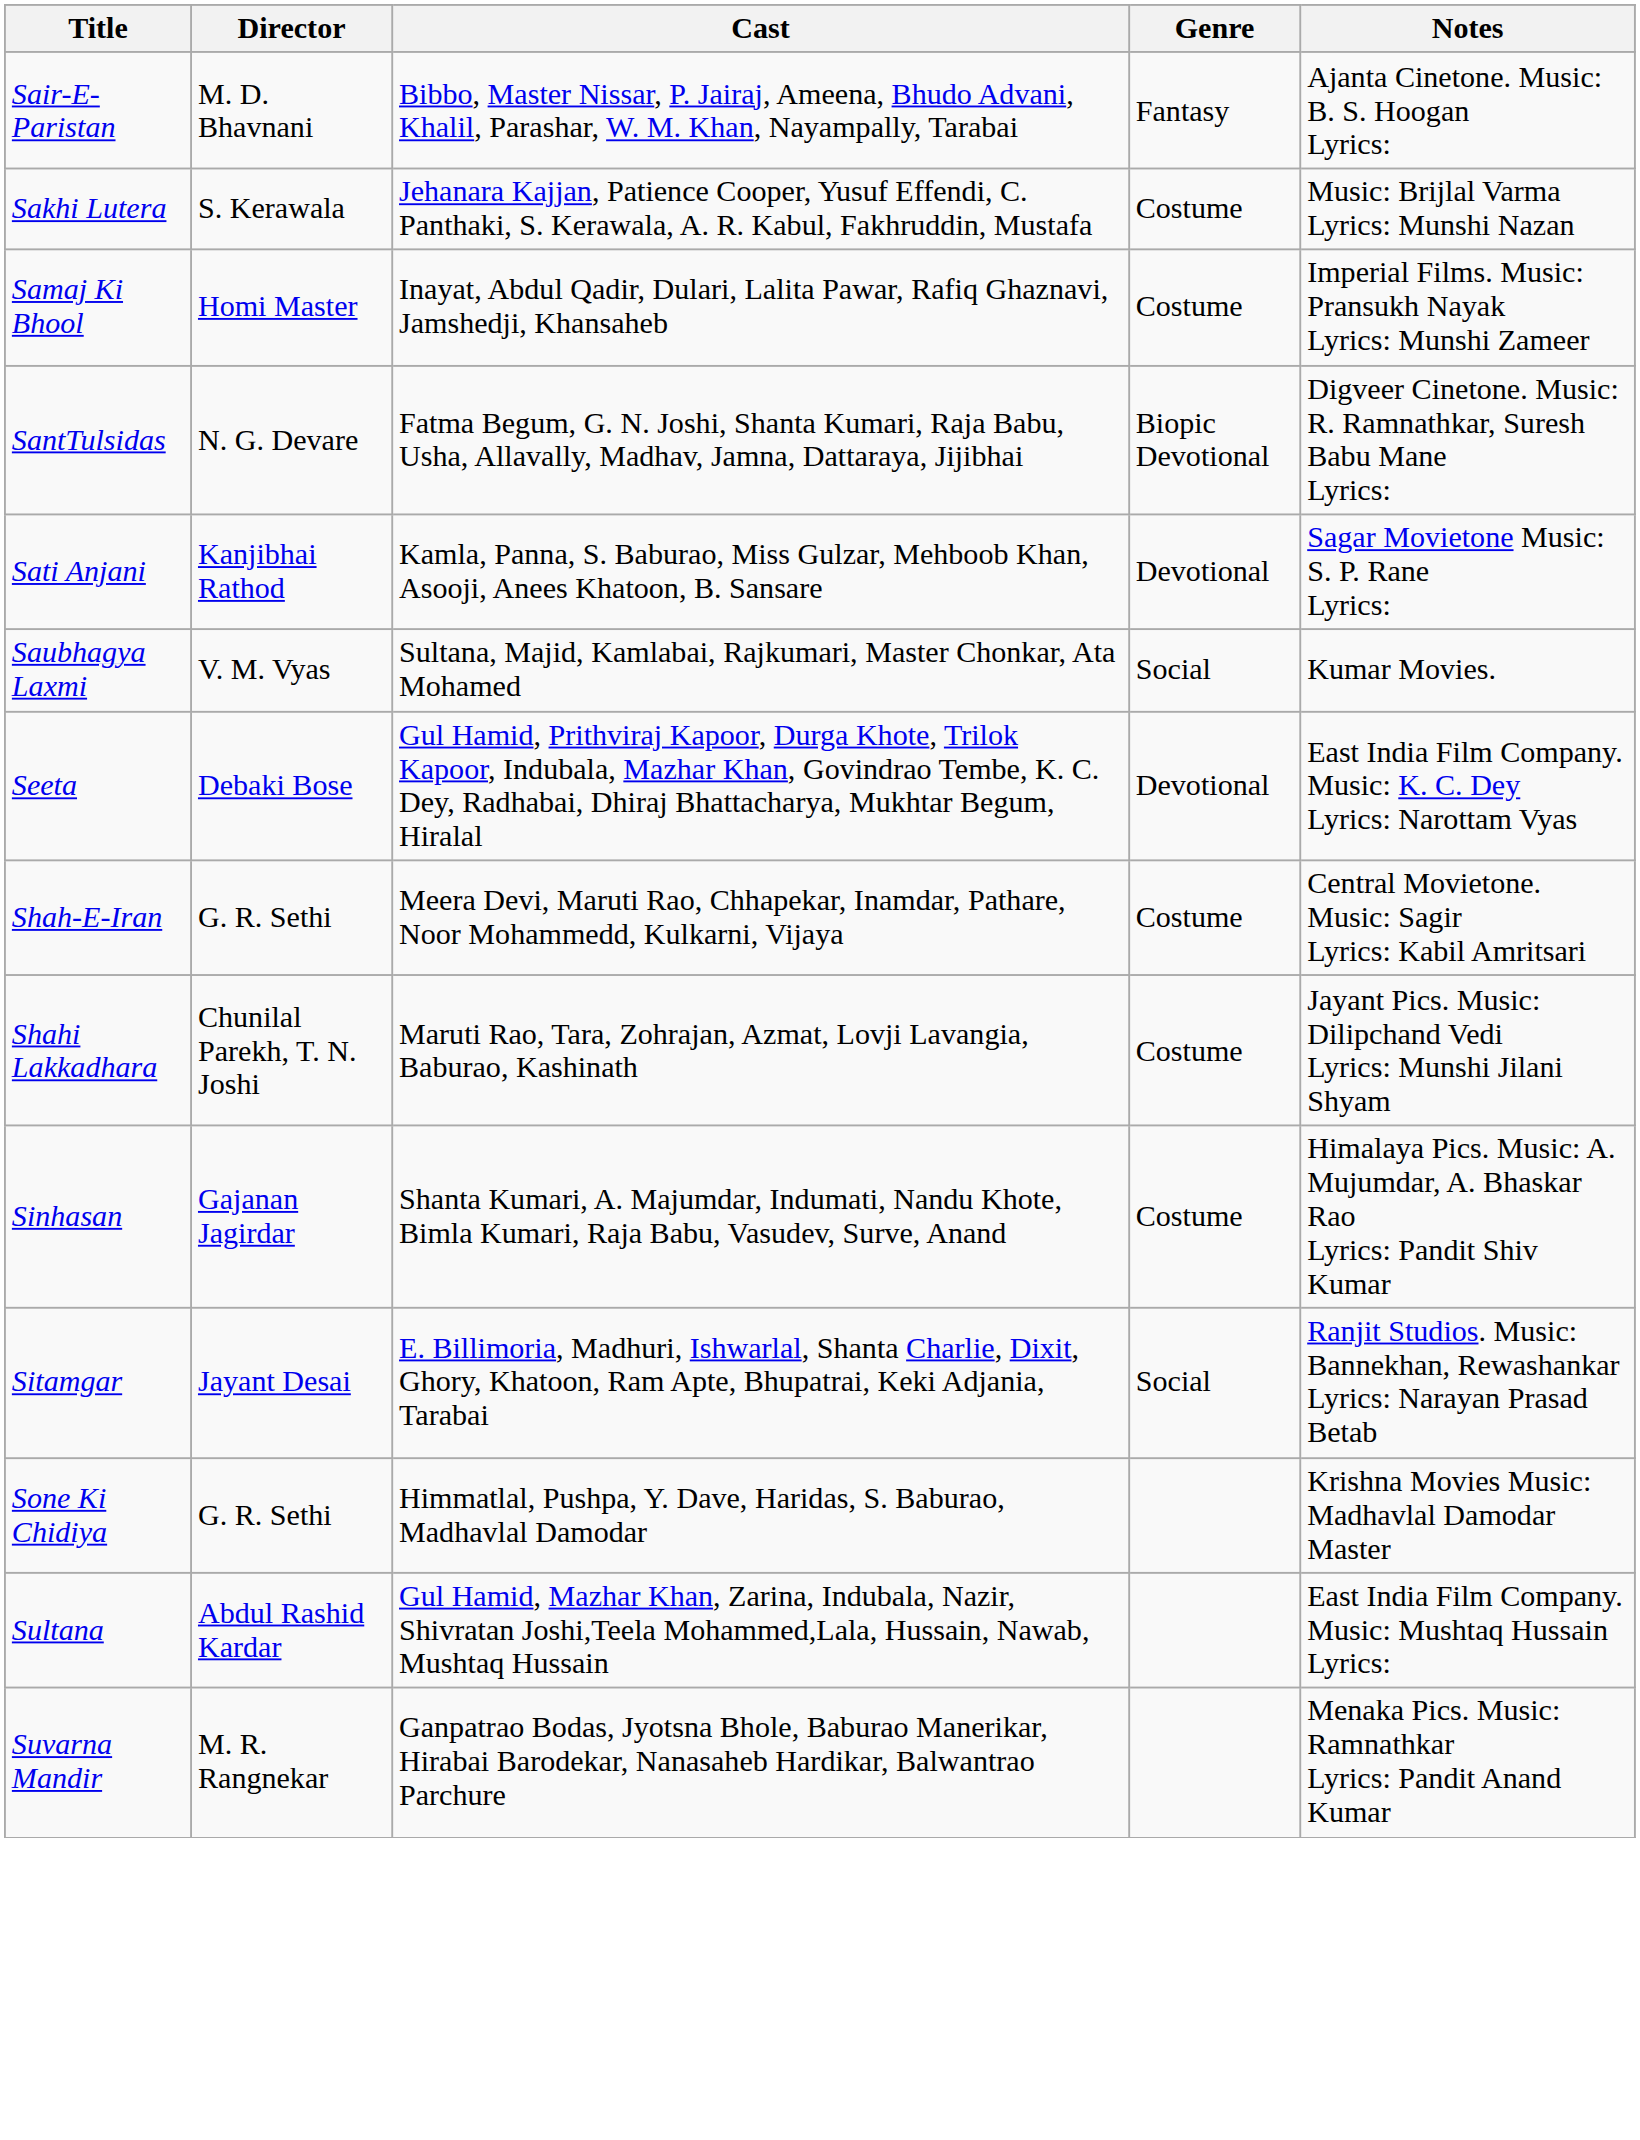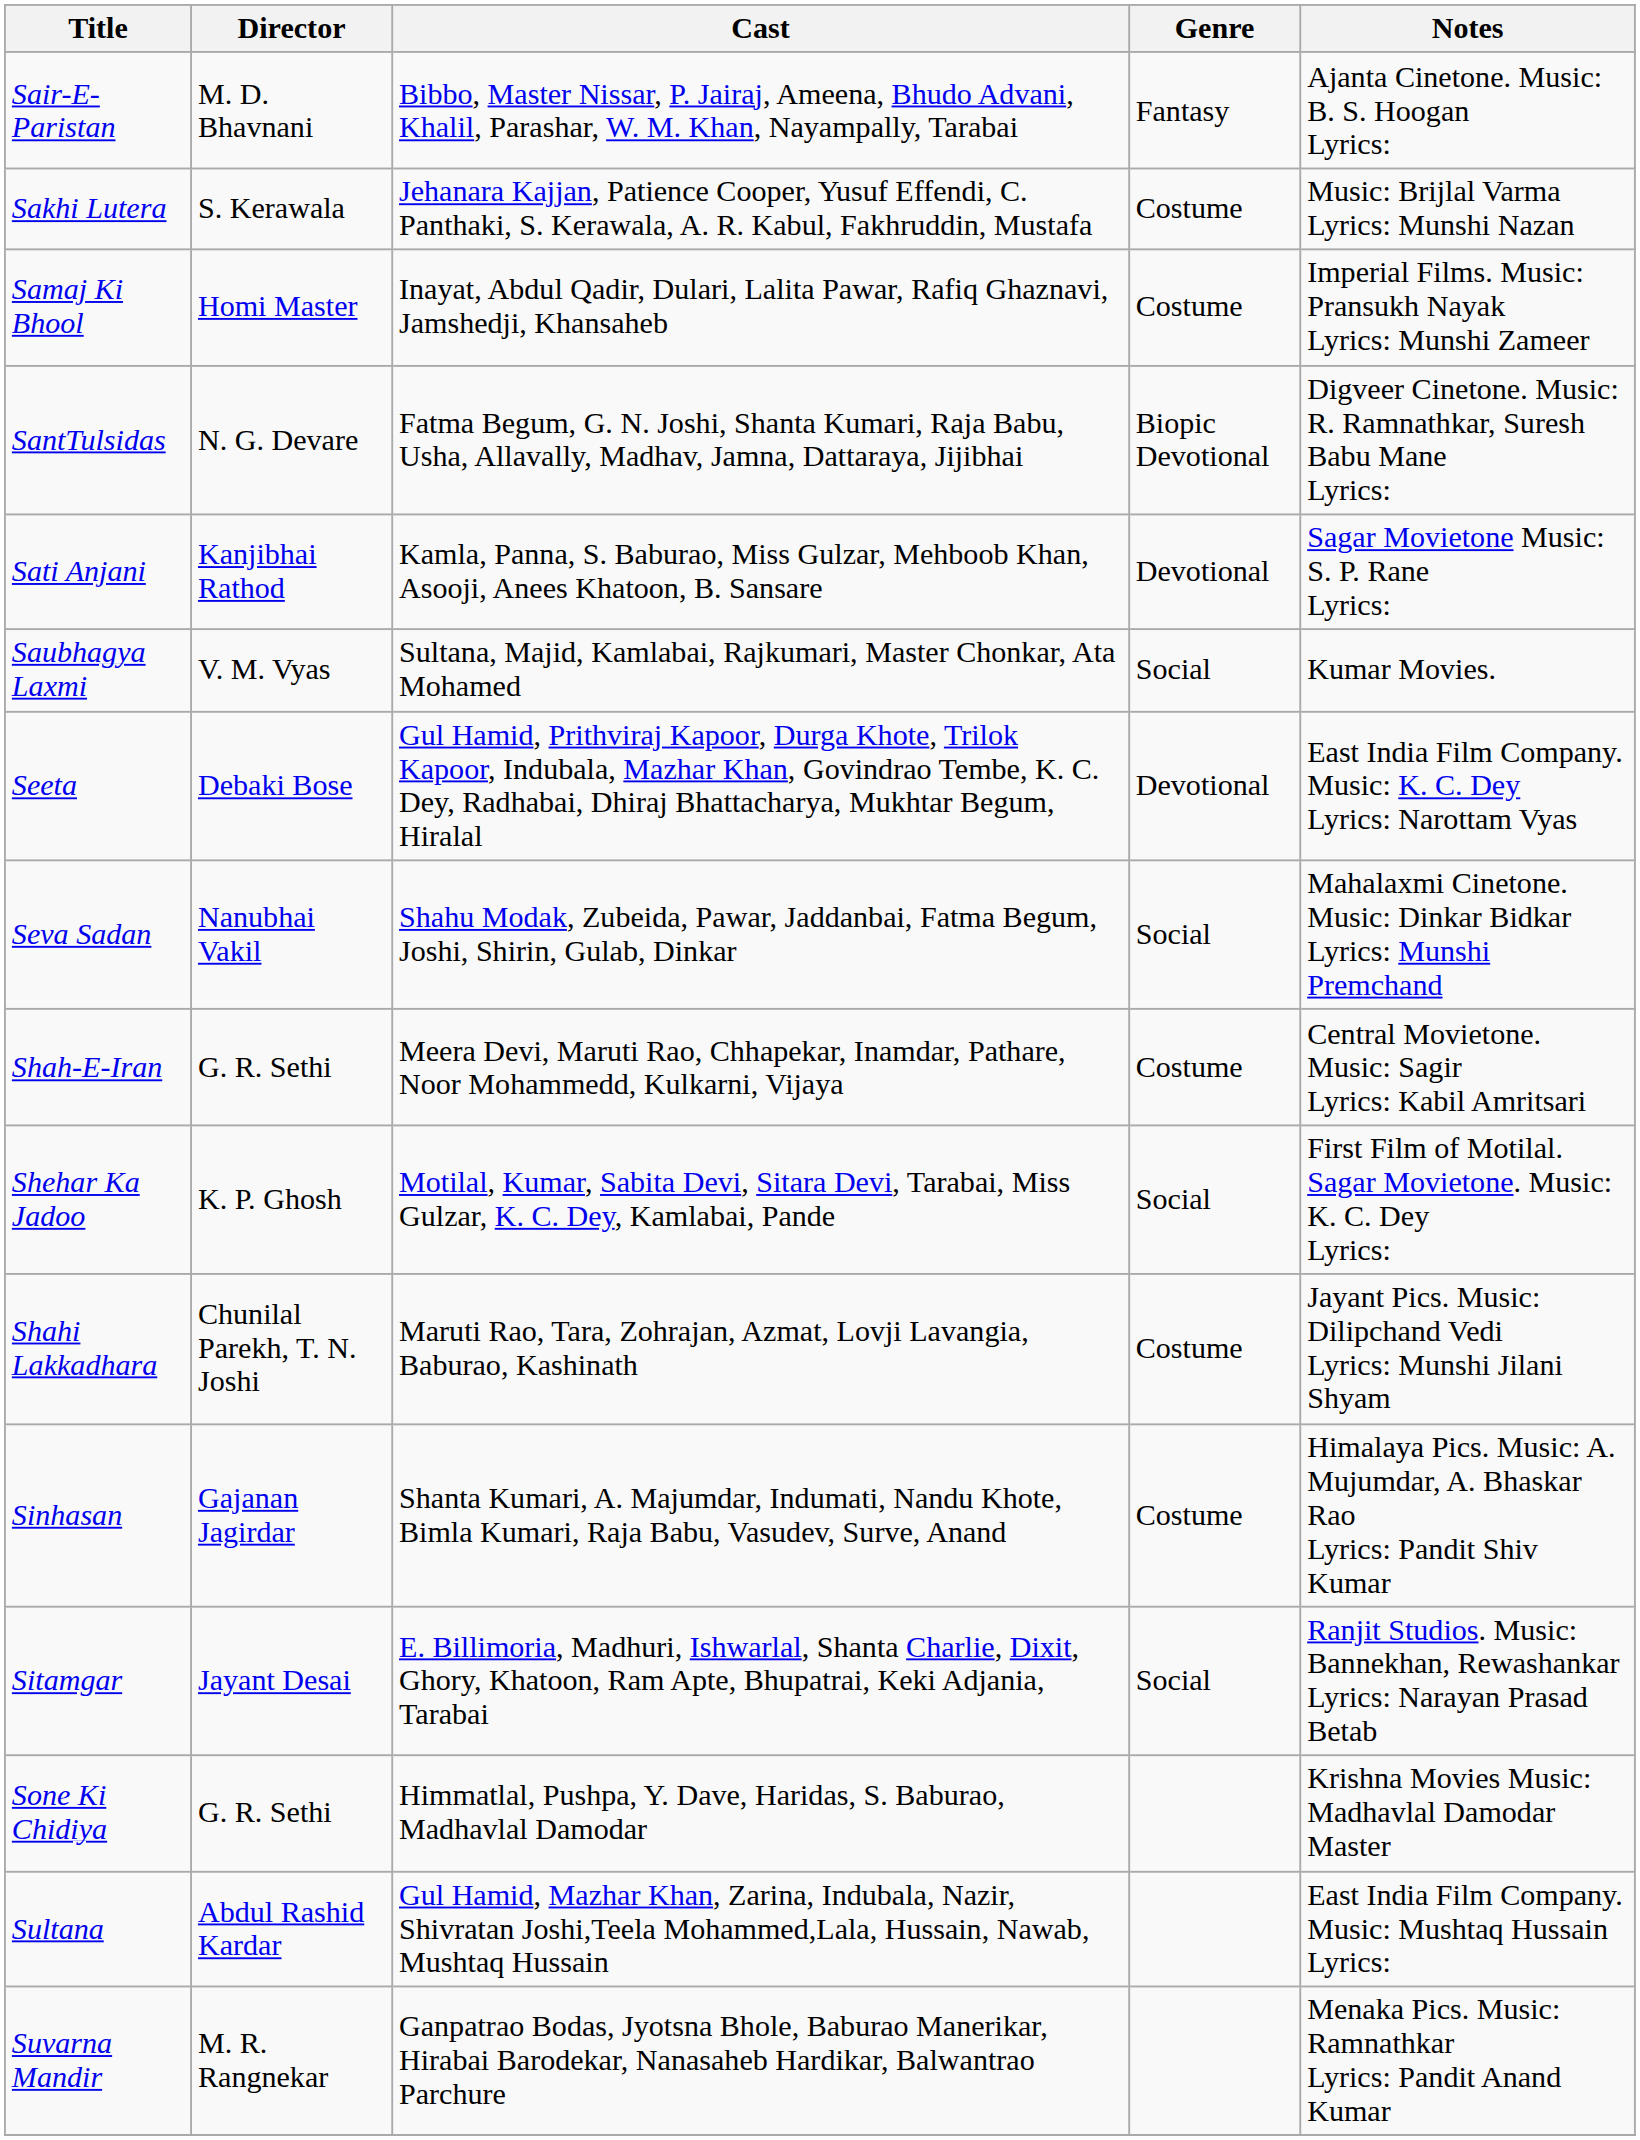+ row: (82, 934)
+ row: (76, 1199)
